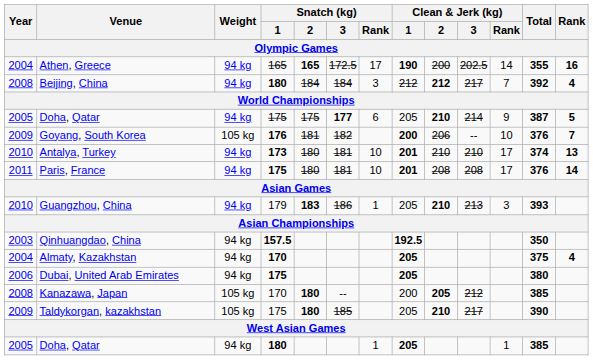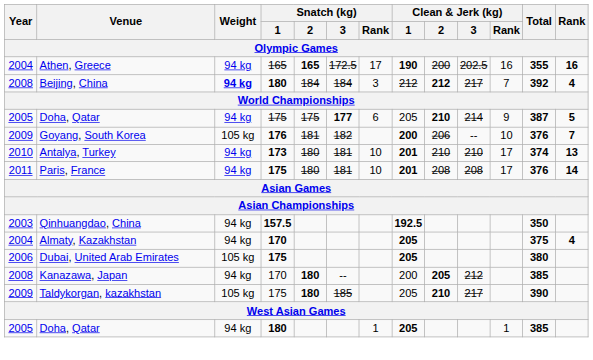(506, 65) 14 -> (506, 65) 16
(238, 83) normal -> (238, 83) bold
- row: (86, 205)
(238, 275) 94 kg -> (238, 258) 105 kg
(238, 293) 105 kg -> (238, 275) 94 kg
